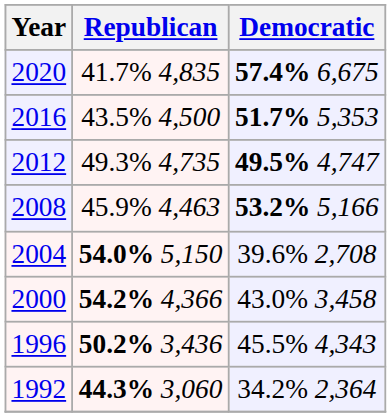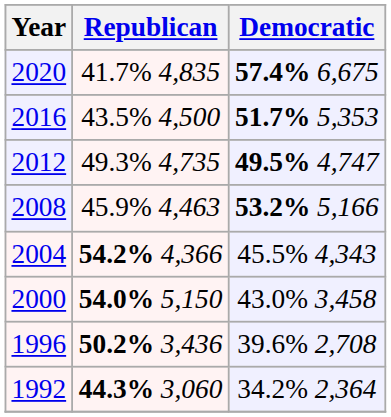(151, 252) 54.0% 5,150 -> (151, 252) 54.2% 4,366
(307, 252) 39.6% 2,708 -> (307, 252) 45.5% 4,343
(151, 298) 54.2% 4,366 -> (151, 298) 54.0% 5,150
(307, 343) 45.5% 4,343 -> (307, 343) 39.6% 2,708
